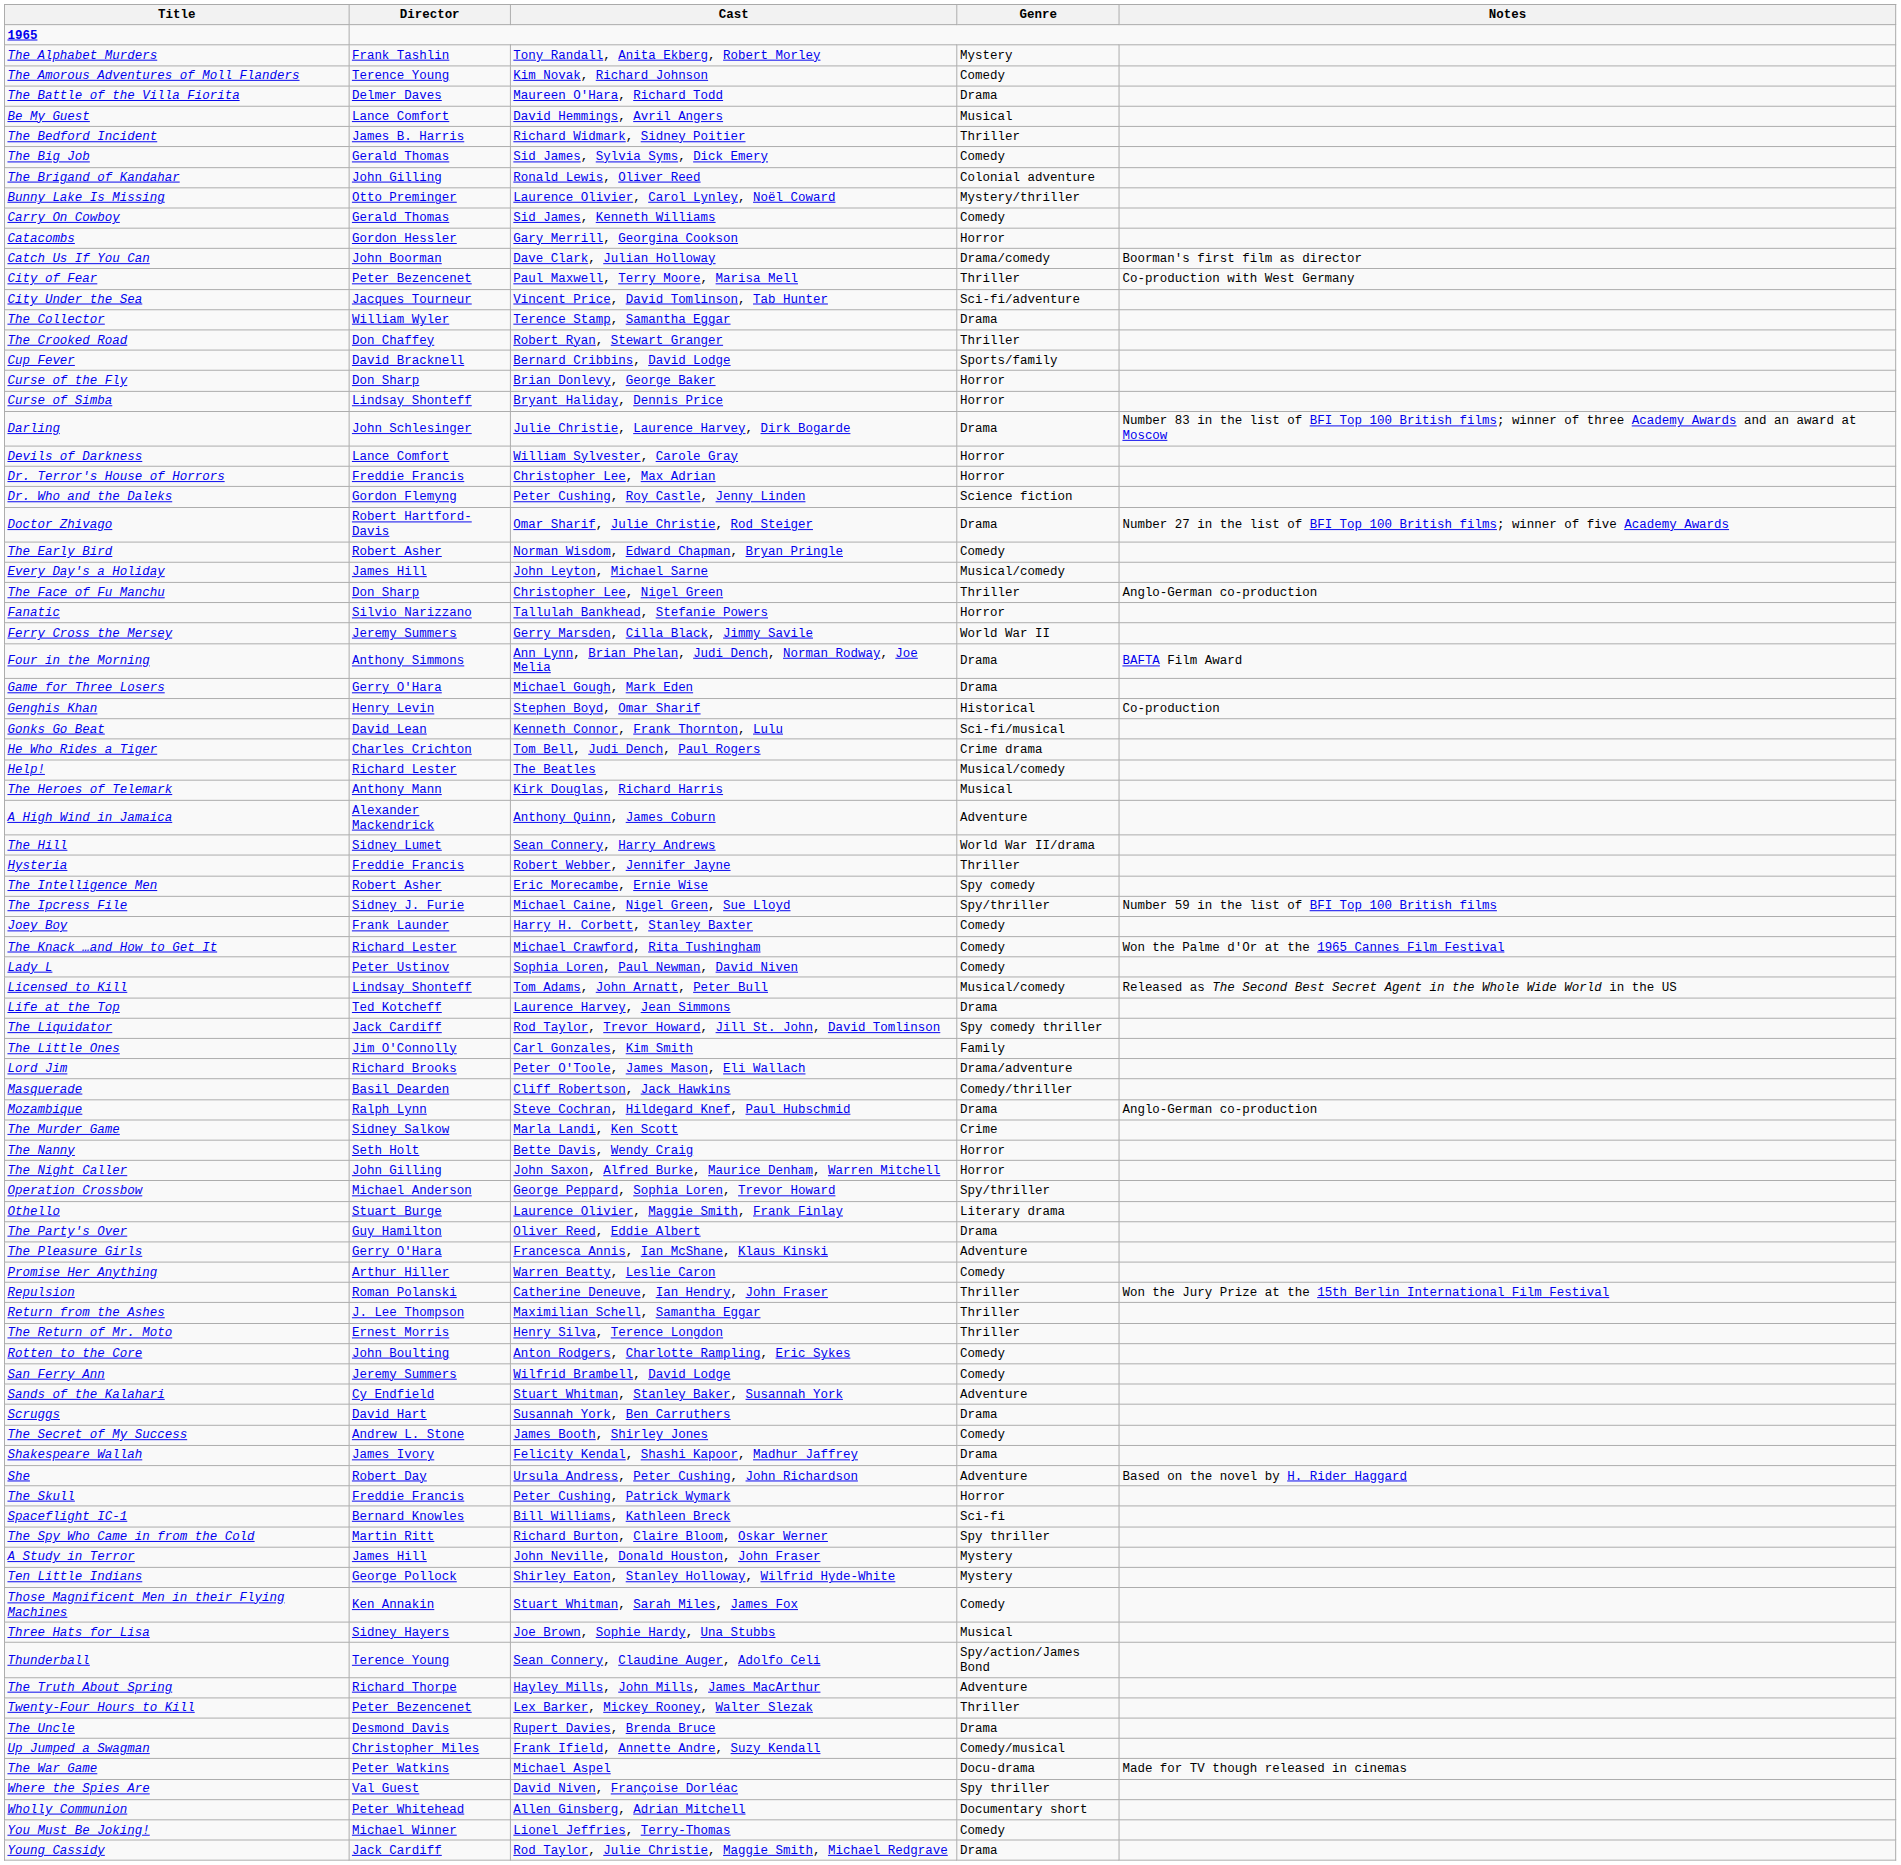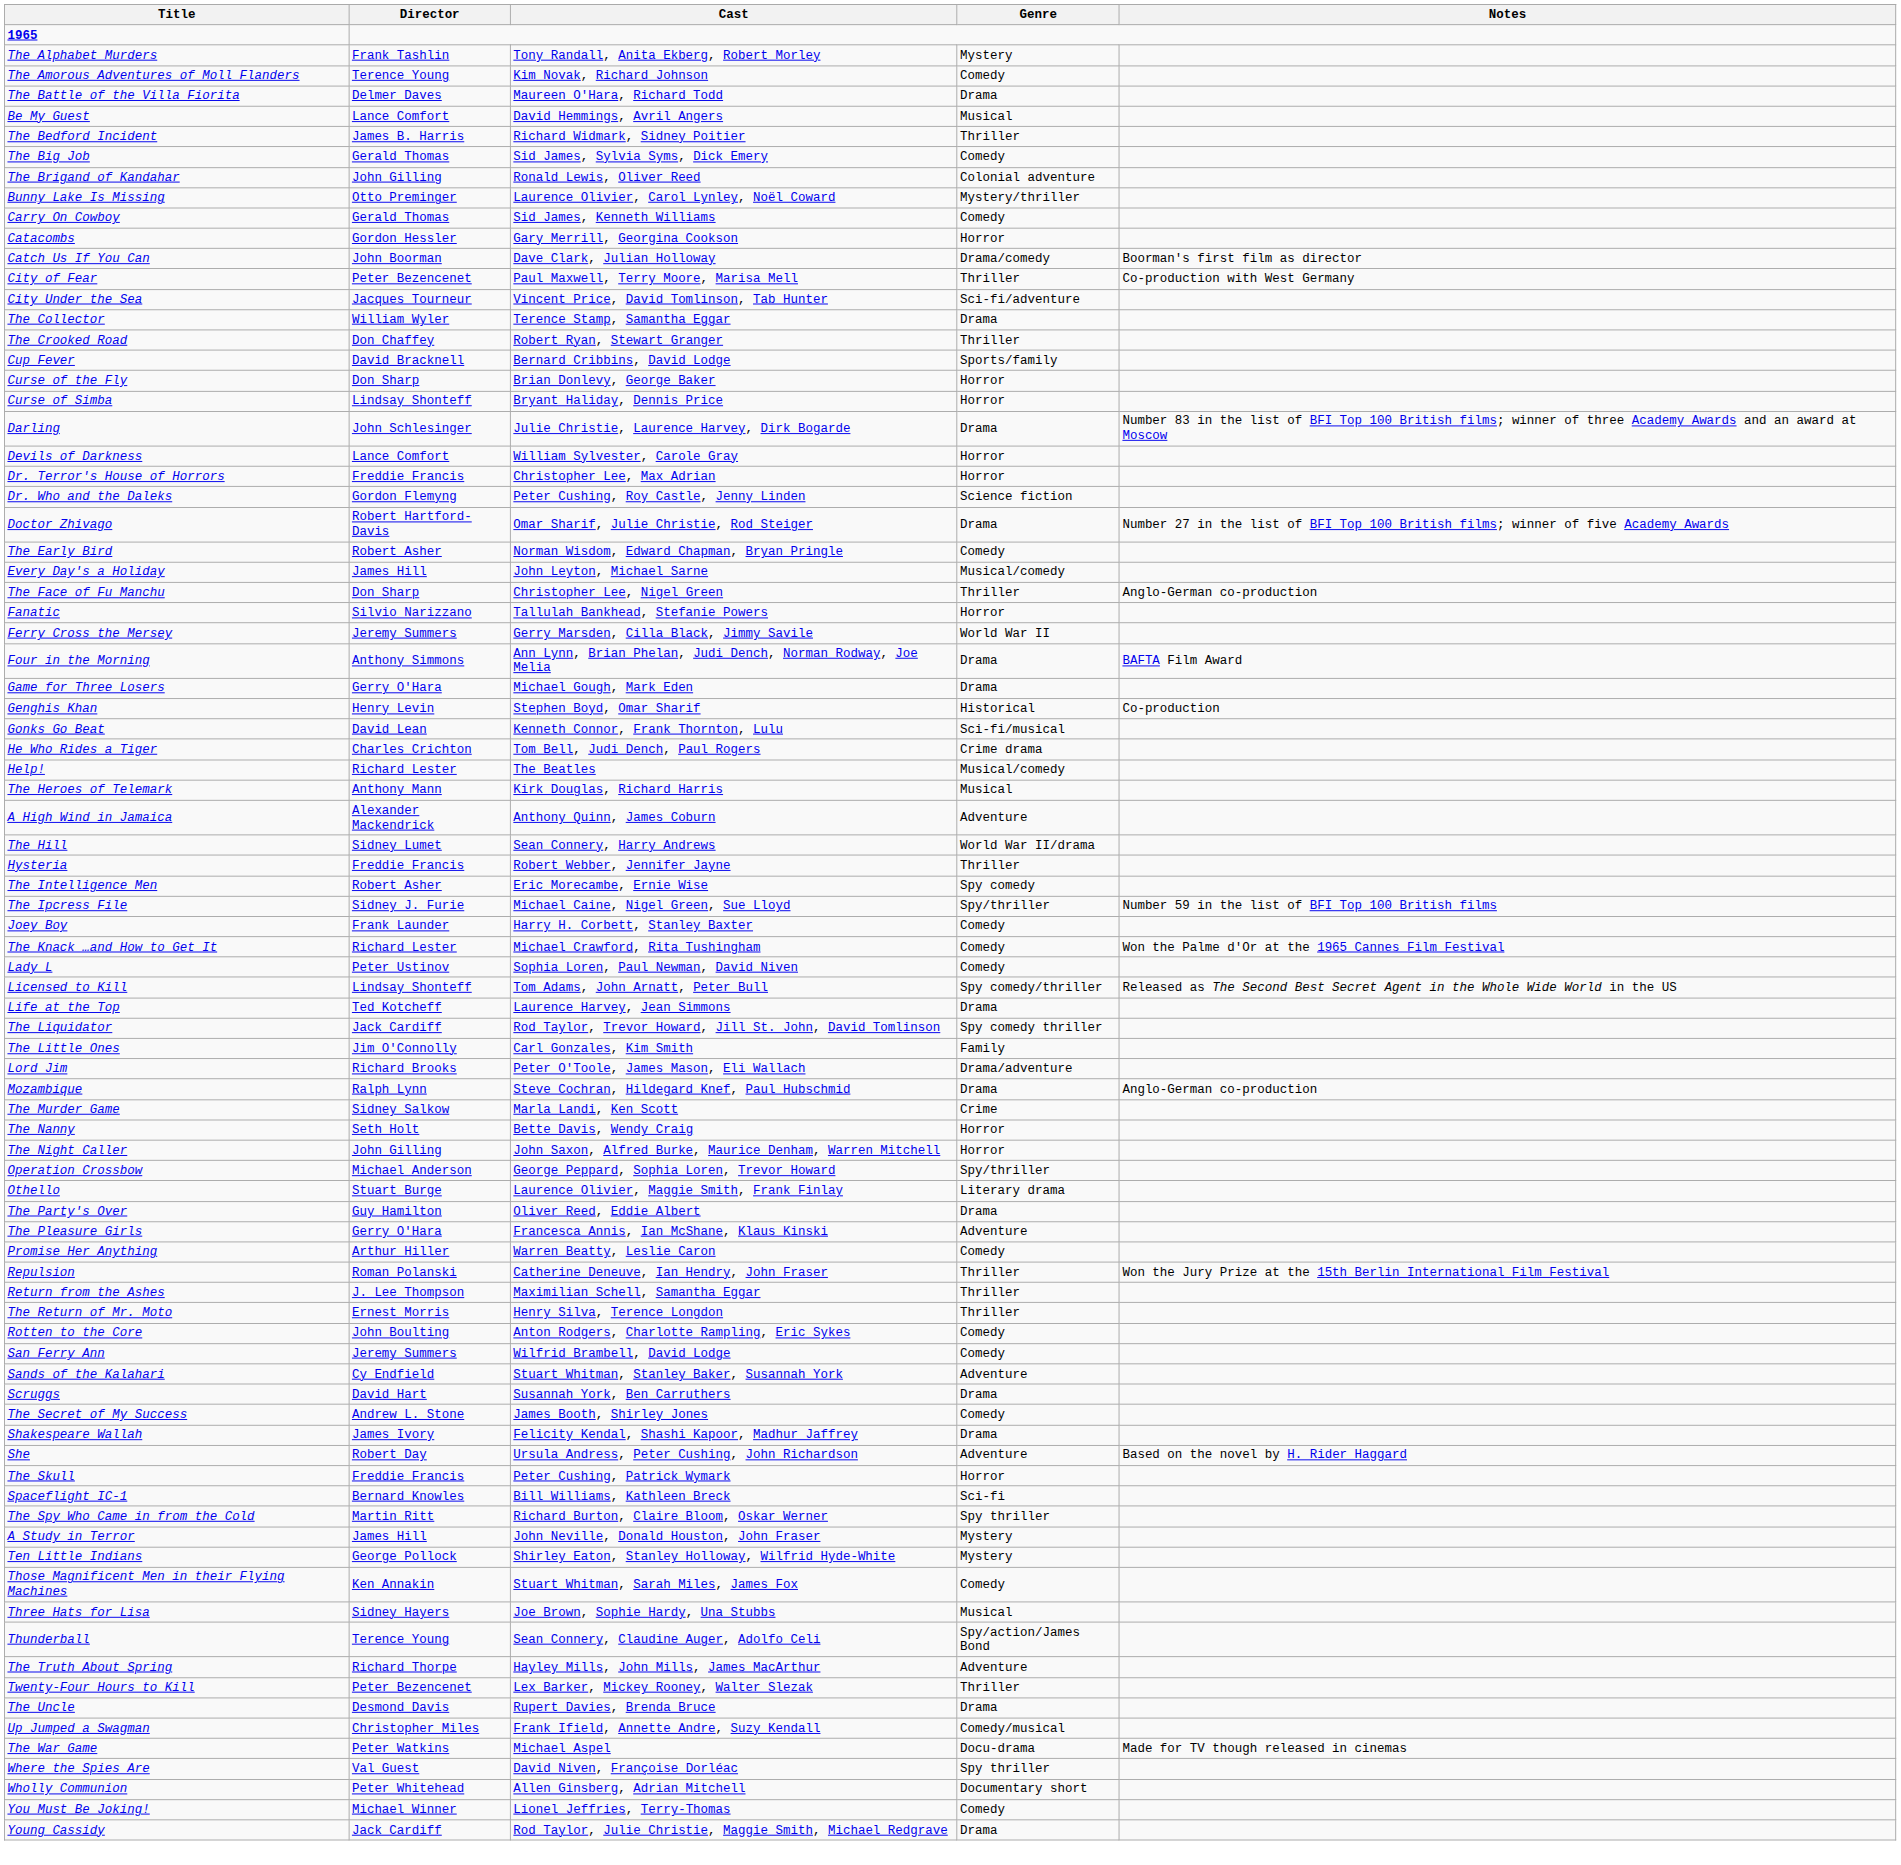(1013, 988) Musical/comedy -> (1031, 988) Spy comedy/thriller
- row: (45, 1089)
